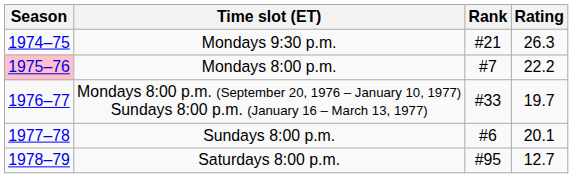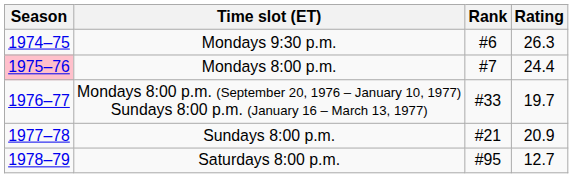(488, 42) #21 -> (488, 42) #6
(539, 67) 22.2 -> (539, 67) 24.4
(488, 135) #6 -> (488, 135) #21
(539, 135) 20.1 -> (539, 135) 20.9
